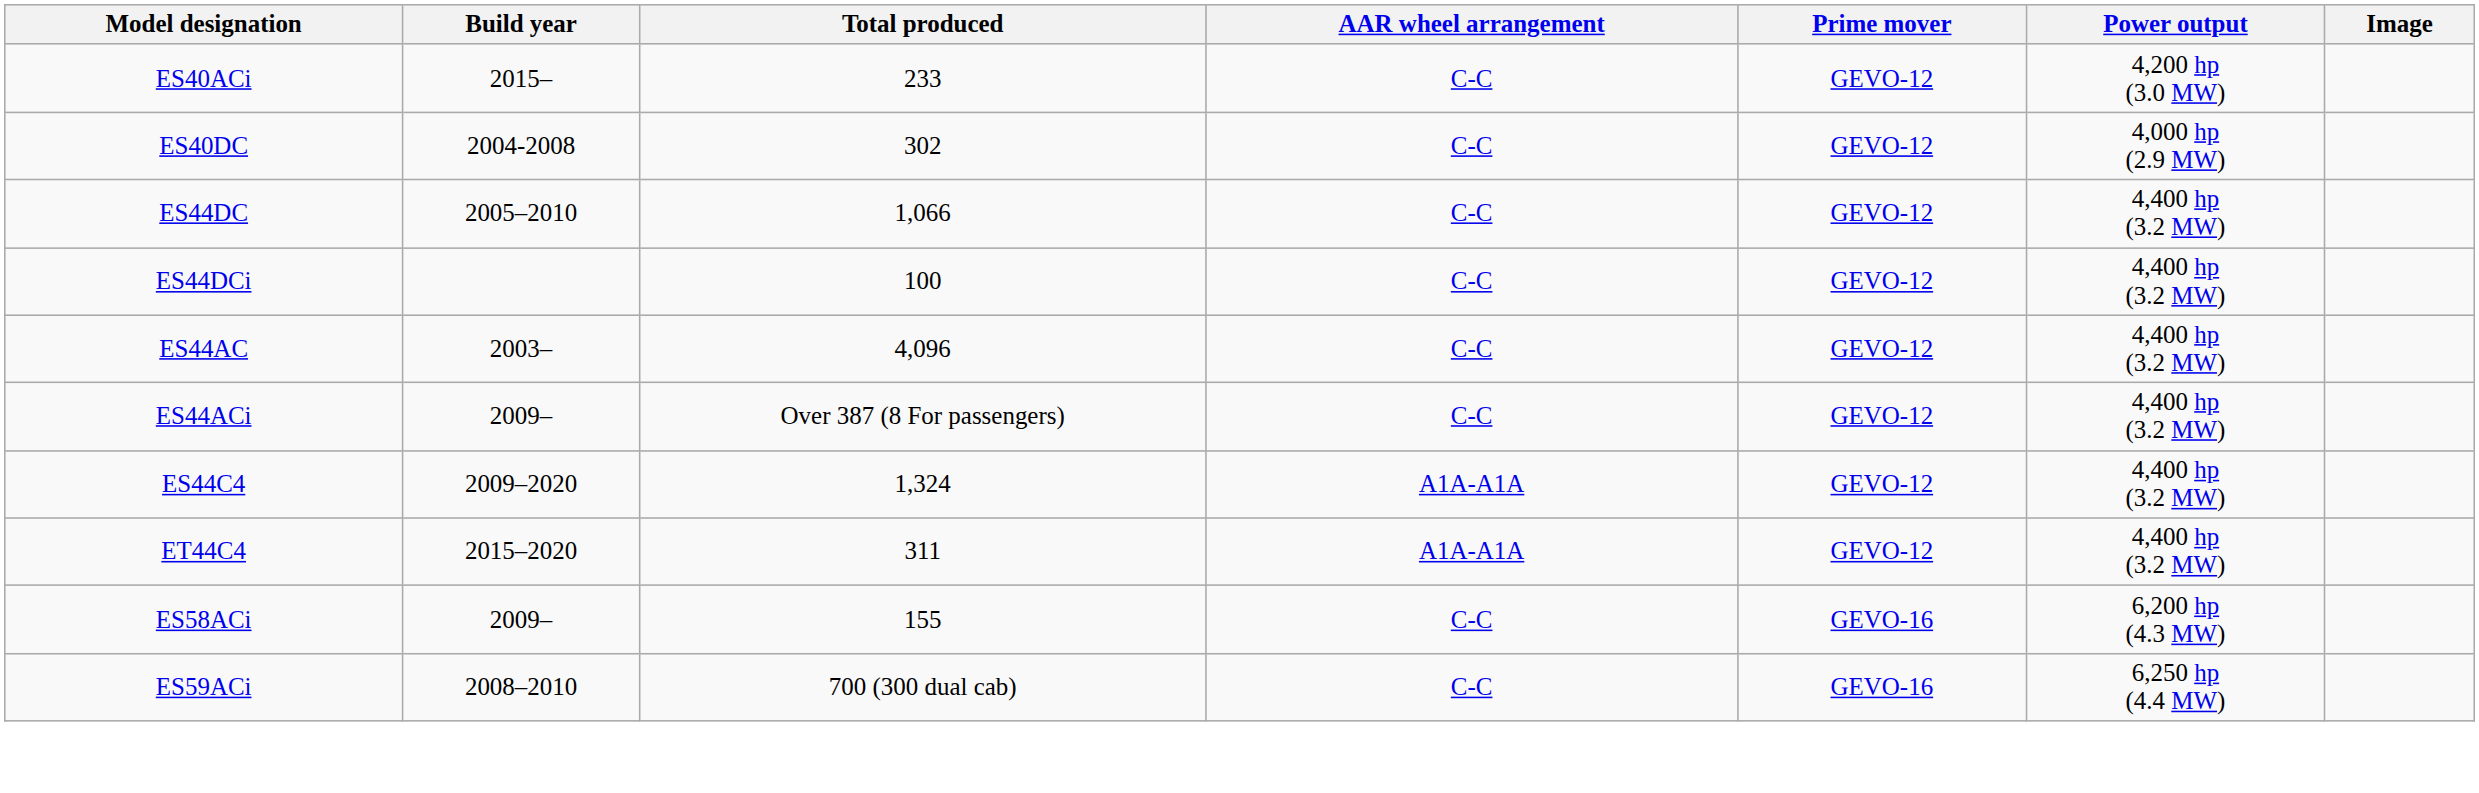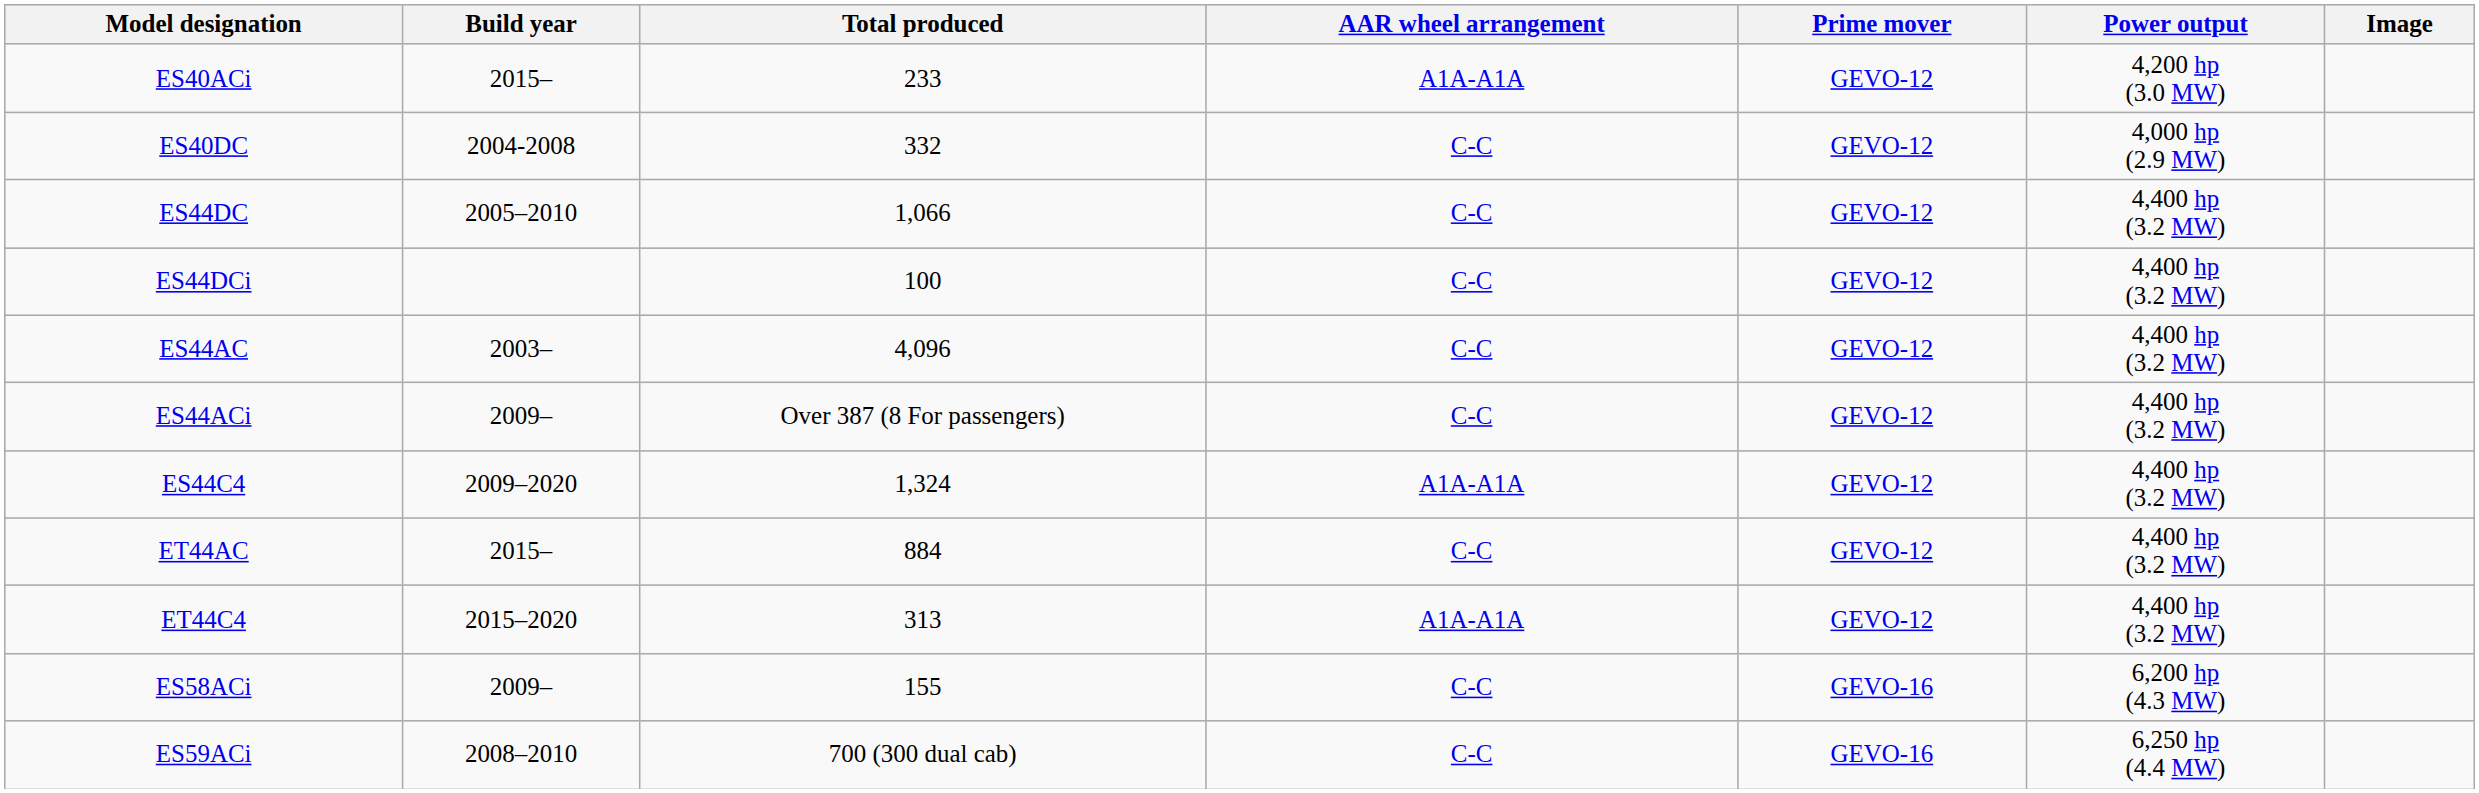(1472, 77) C-C -> (1472, 77) A1A-A1A
(923, 145) 302 -> (923, 145) 332
+ row: (204, 551)
(923, 551) 311 -> (923, 619) 313
